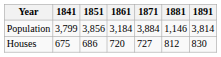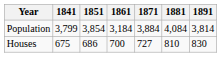(94, 28) 3,856 -> (94, 28) 3,854
(176, 28) 1,146 -> (176, 28) 4,084
(117, 44) 720 -> (117, 44) 700
(172, 44) 812 -> (172, 44) 810
